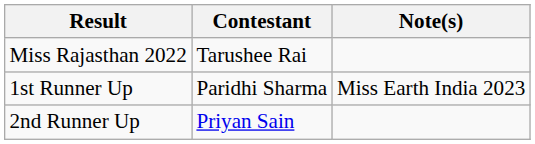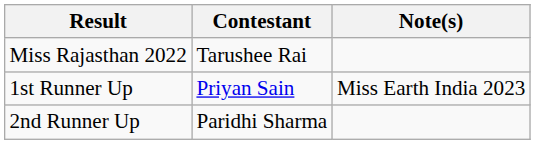(262, 88) Paridhi Sharma -> (245, 88) Priyan Sain
(245, 121) Priyan Sain -> (262, 121) Paridhi Sharma
